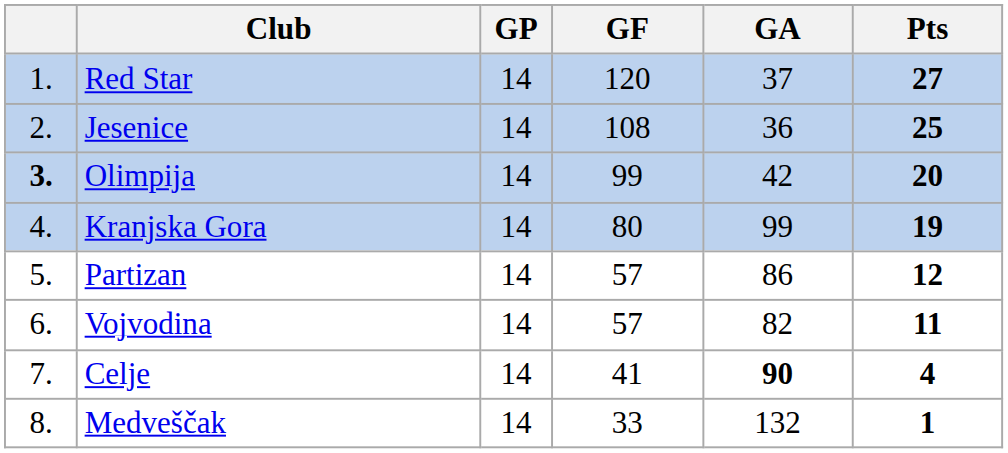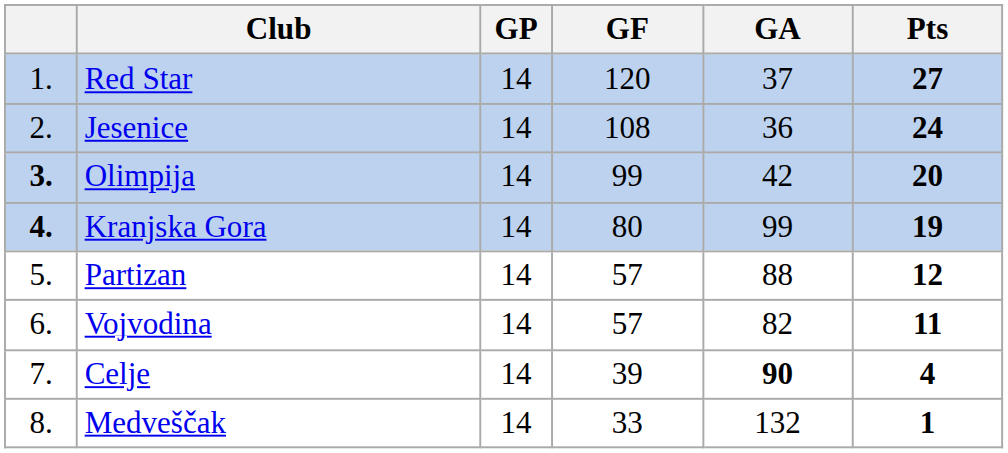(928, 127) 25 -> (928, 127) 24
(41, 226) normal -> (41, 226) bold
(777, 275) 86 -> (777, 275) 88
(627, 373) 41 -> (627, 373) 39
